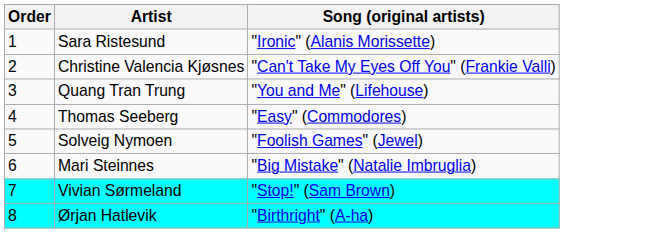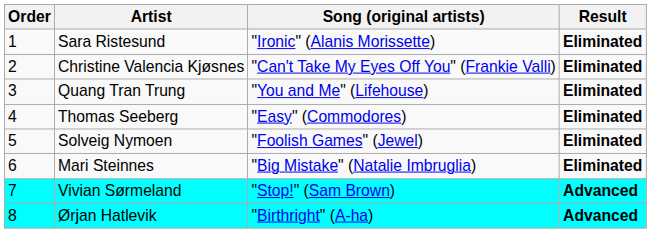+ column: (603, 16)
